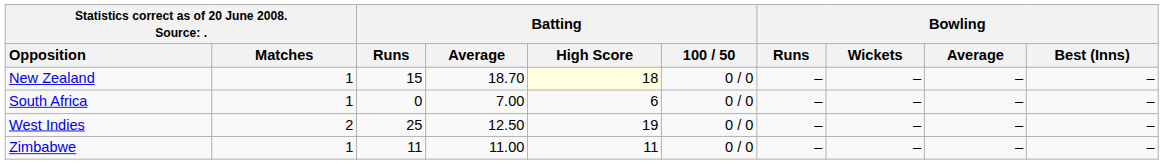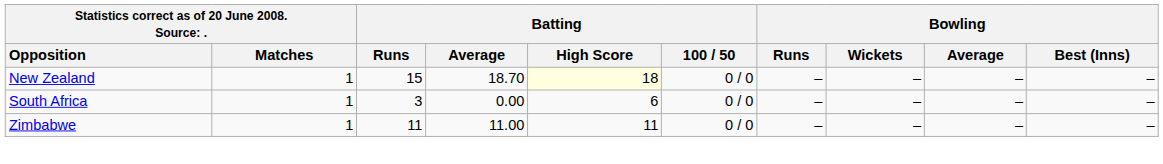(418, 101) 0 -> (418, 101) 3
(510, 101) 7.00 -> (510, 101) 0.00
- row: (47, 124)
